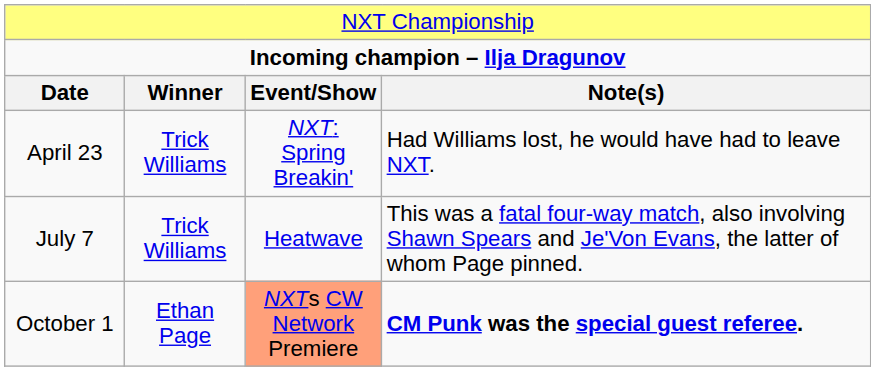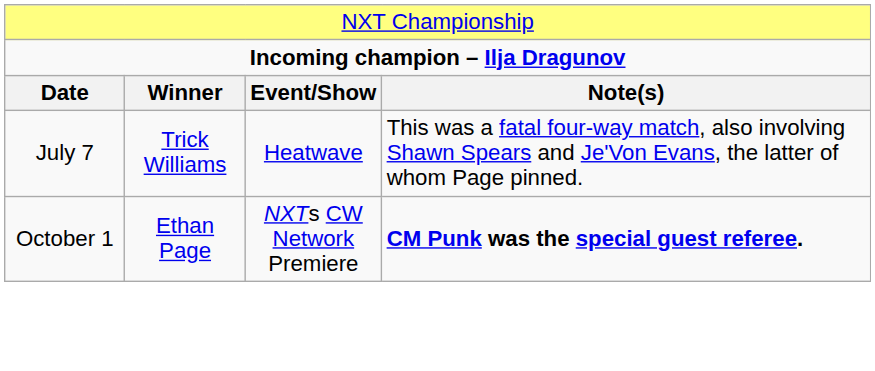- row: (65, 152)
(313, 323) lightsalmon background -> (313, 238) no background
